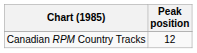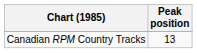(170, 39) 12 -> (170, 39) 13
